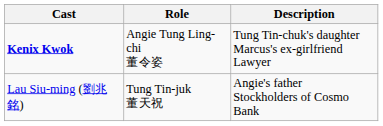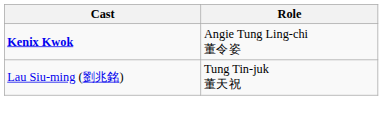- column: (304, 14)
